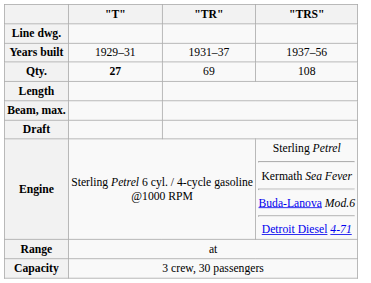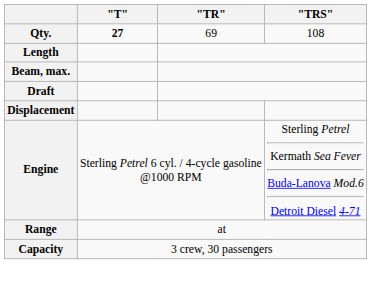- row: (36, 33)
- row: (36, 52)
+ row: (41, 110)
